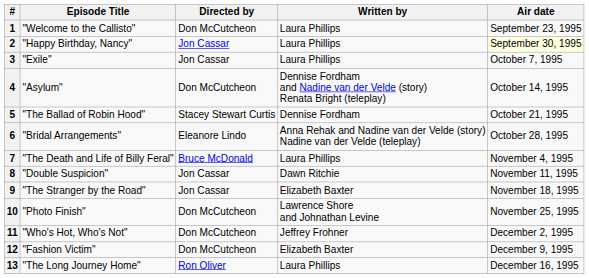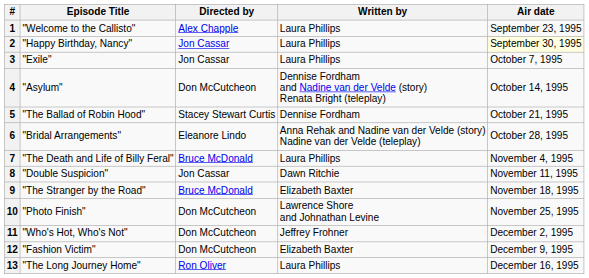(217, 28) Don McCutcheon -> (208, 28) Alex Chapple
(204, 190) Jon Cassar -> (216, 190) Bruce McDonald
